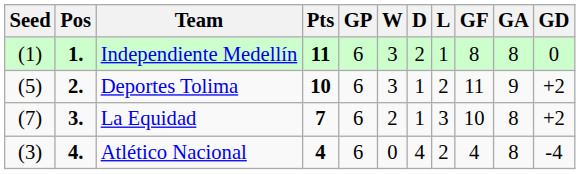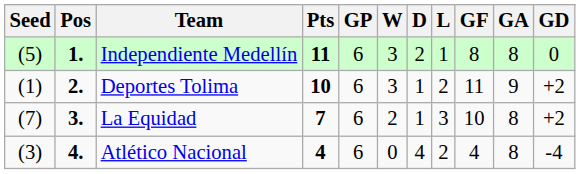(30, 53) (1) -> (30, 53) (5)
(30, 86) (5) -> (30, 86) (1)
